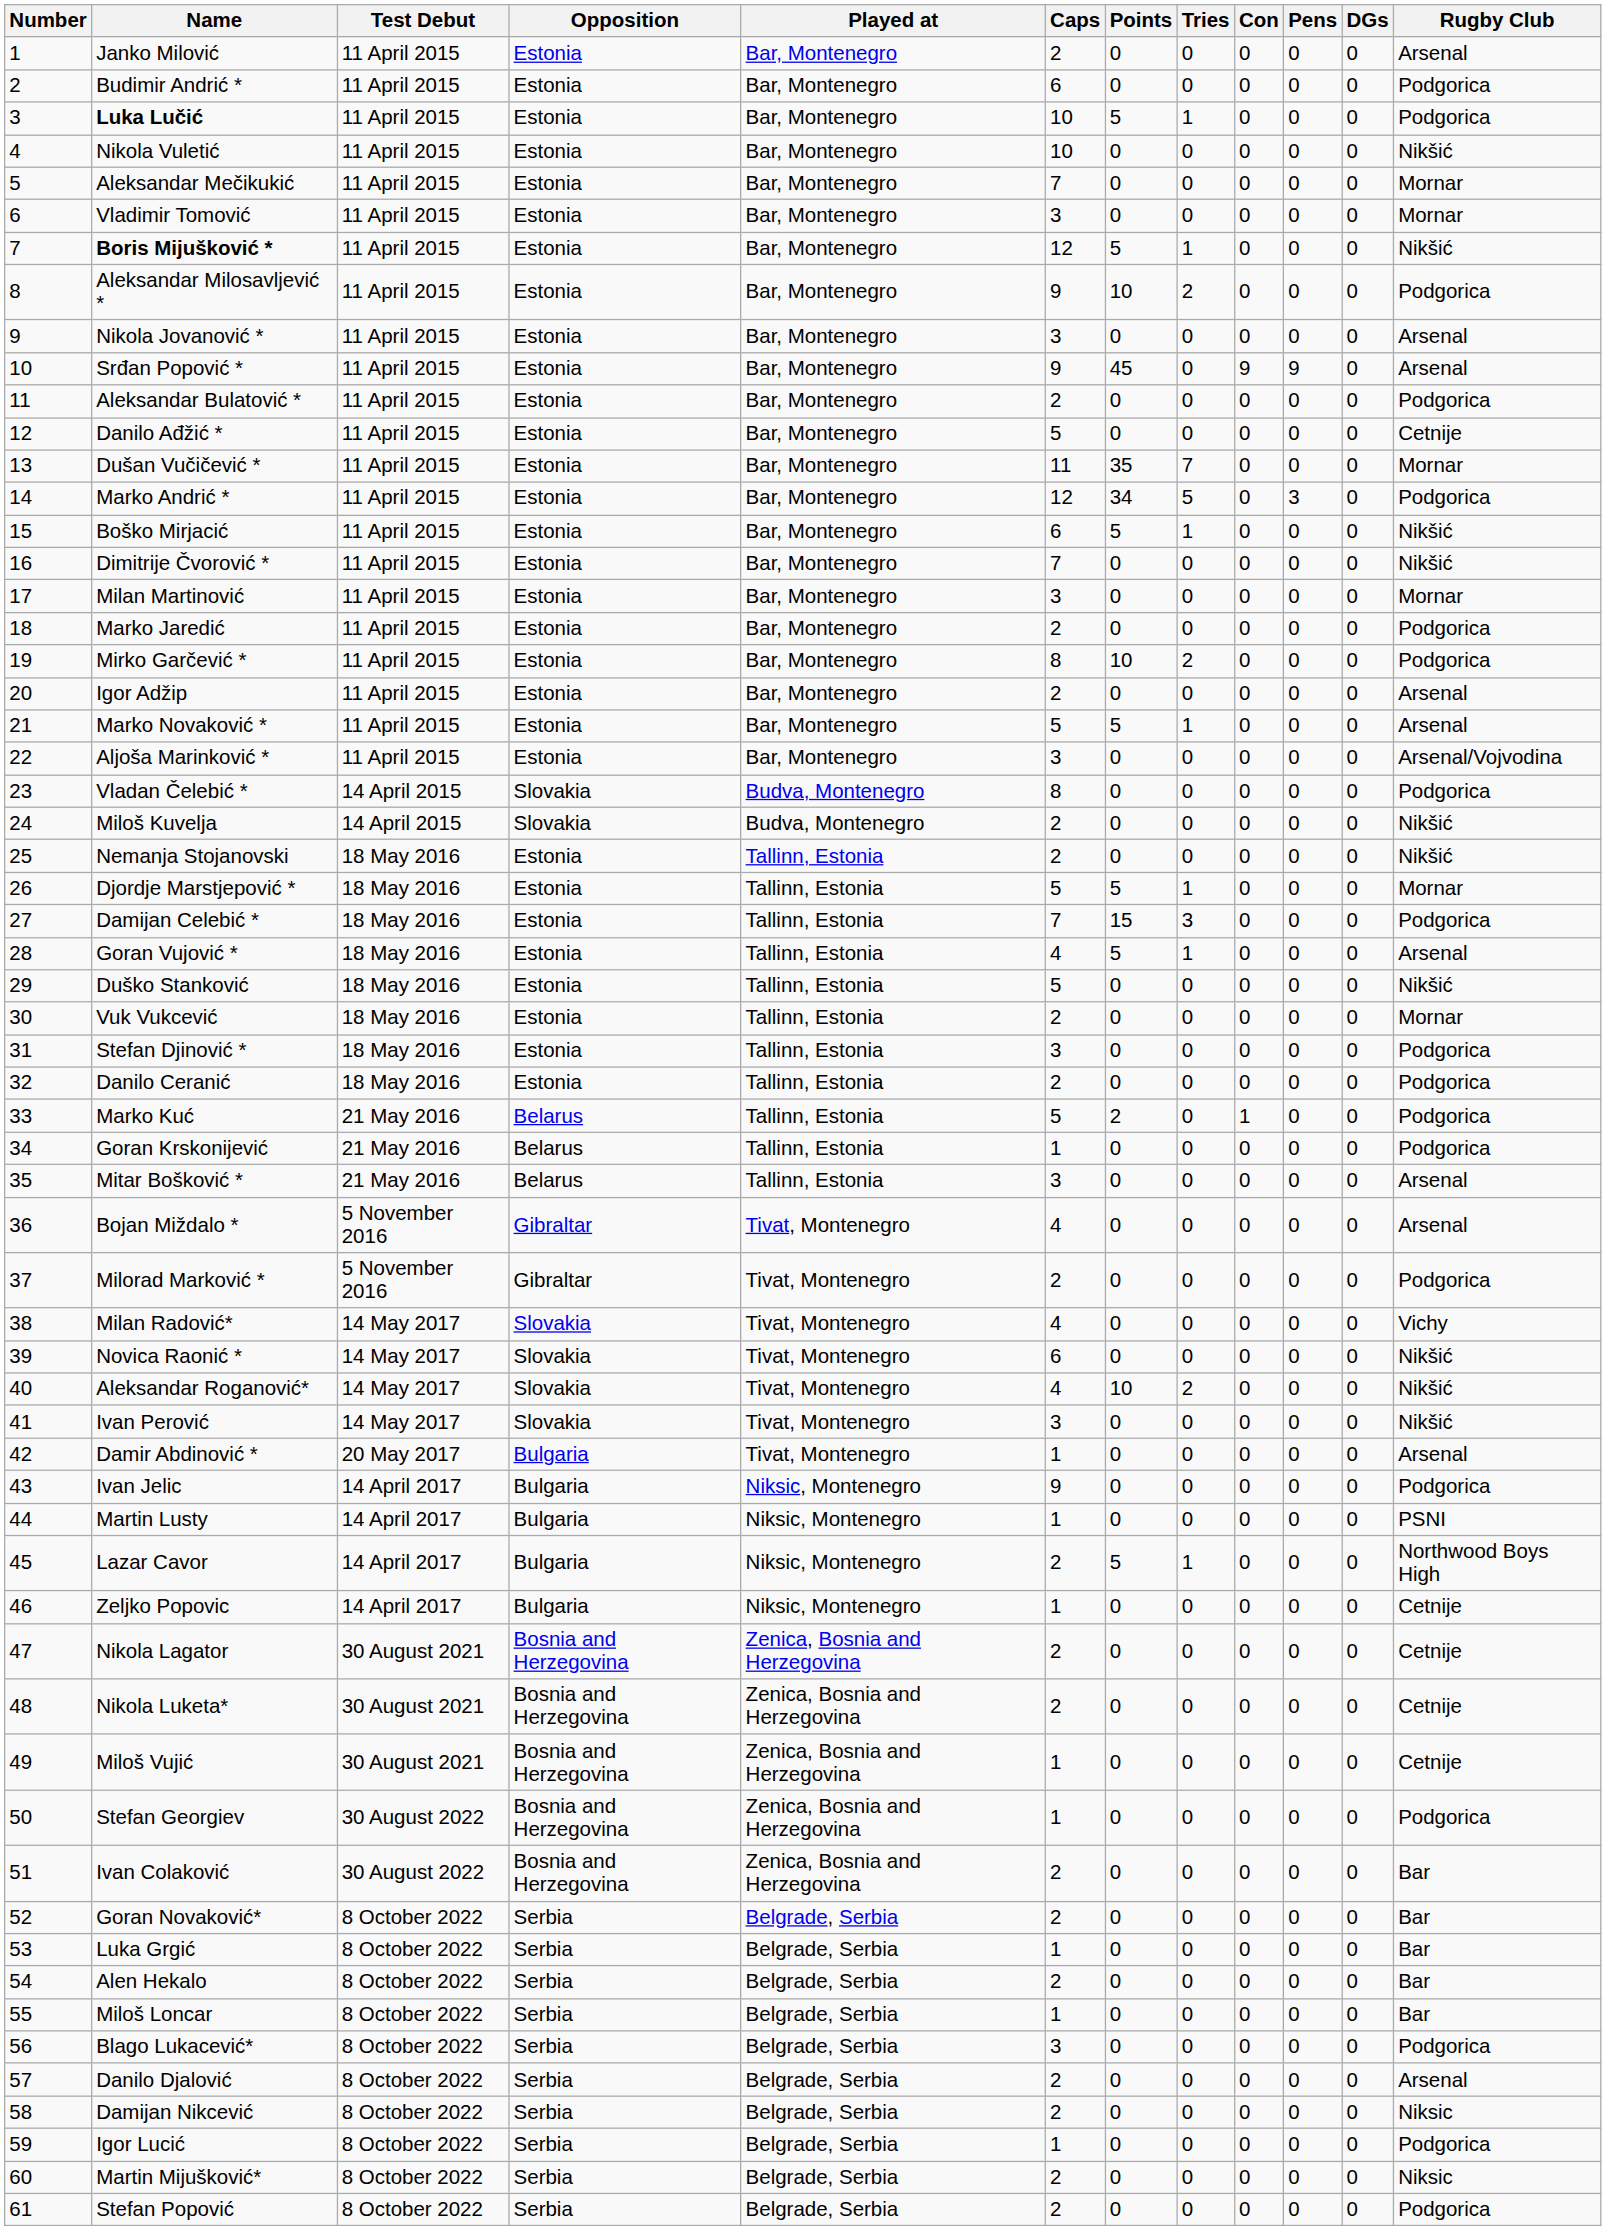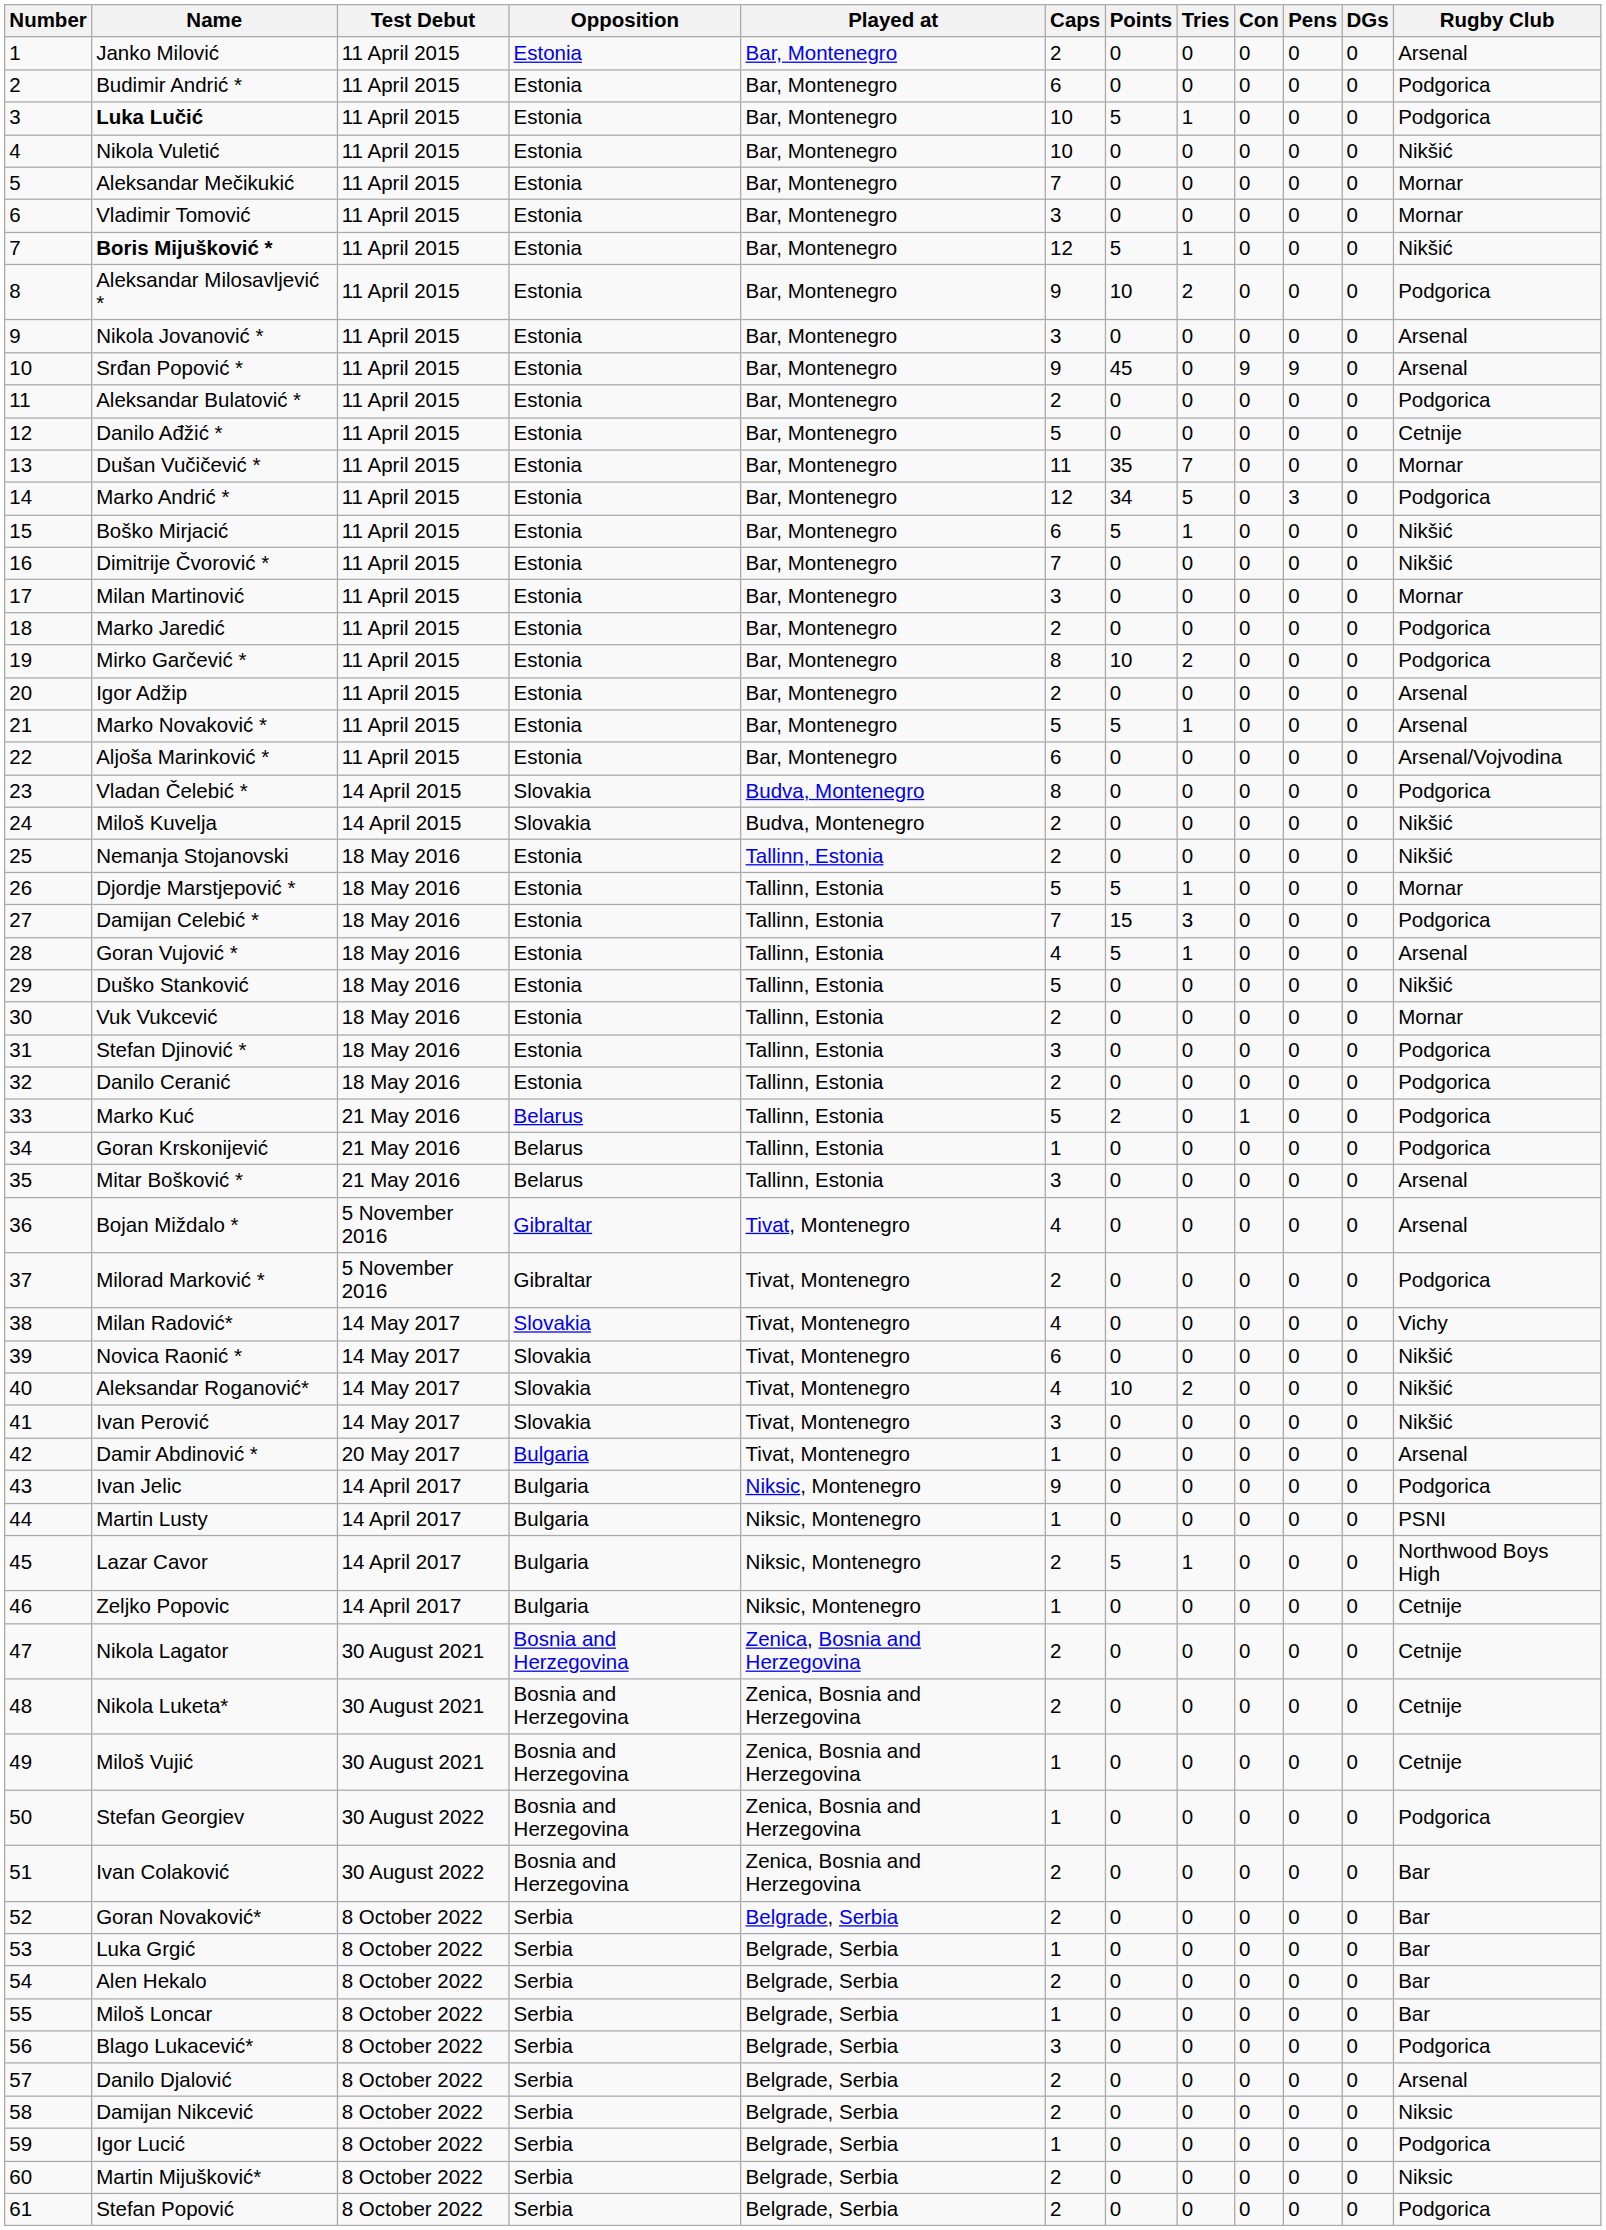(1056, 758) 3 -> (1056, 758) 6
